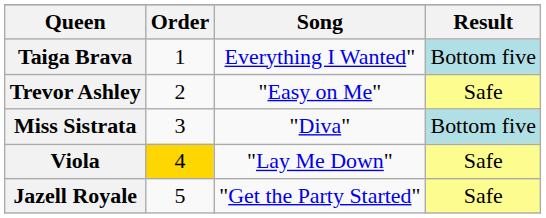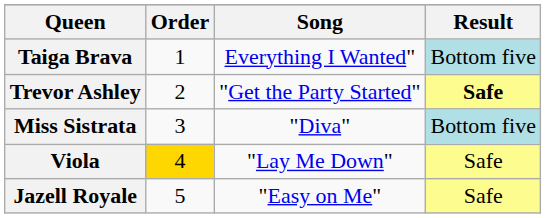(320, 91) "Easy on Me" -> (320, 91) "Get the Party Started"
(483, 91) normal -> (483, 91) bold
(320, 195) "Get the Party Started" -> (320, 195) "Easy on Me"
